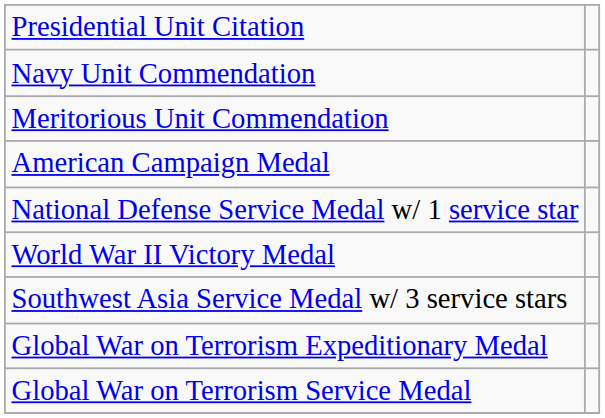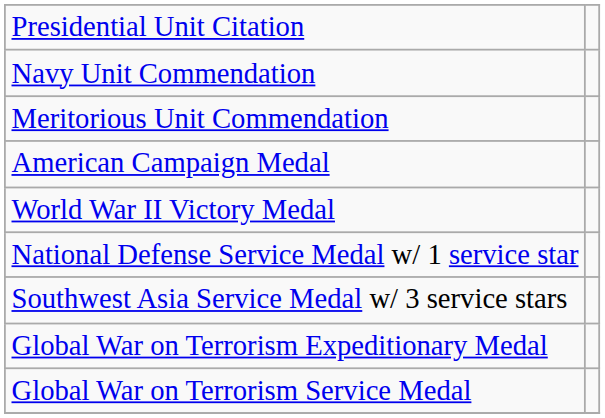rows swapped: (173, 254) <-> (295, 208)
